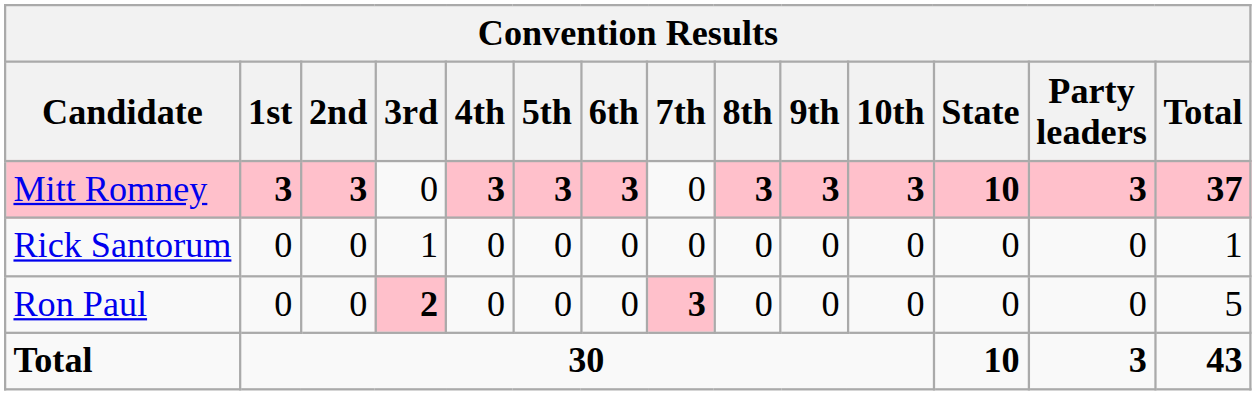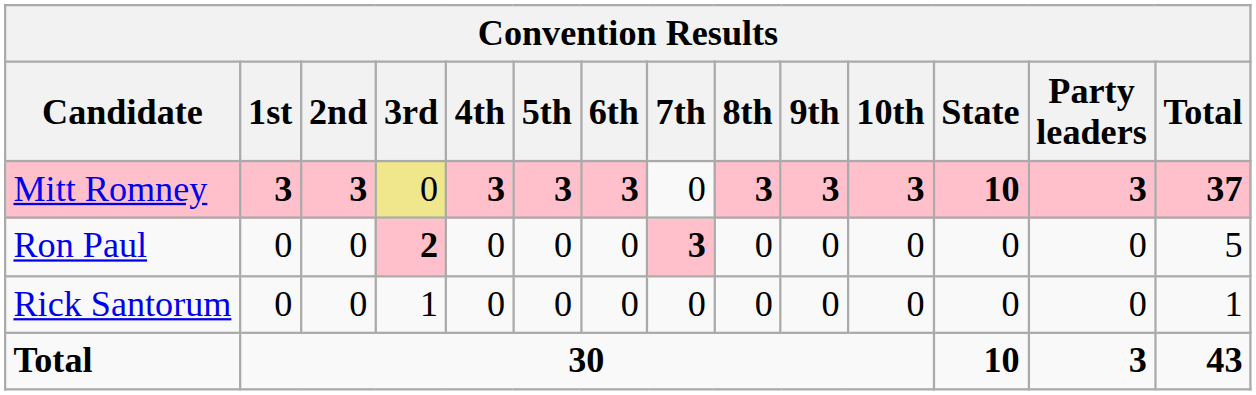(429, 188) no background -> (429, 188) khaki background
rows swapped: (80, 303) <-> (122, 245)
